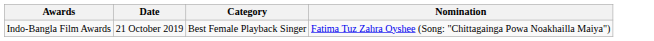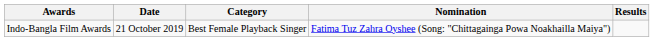+ column: (631, 12)
